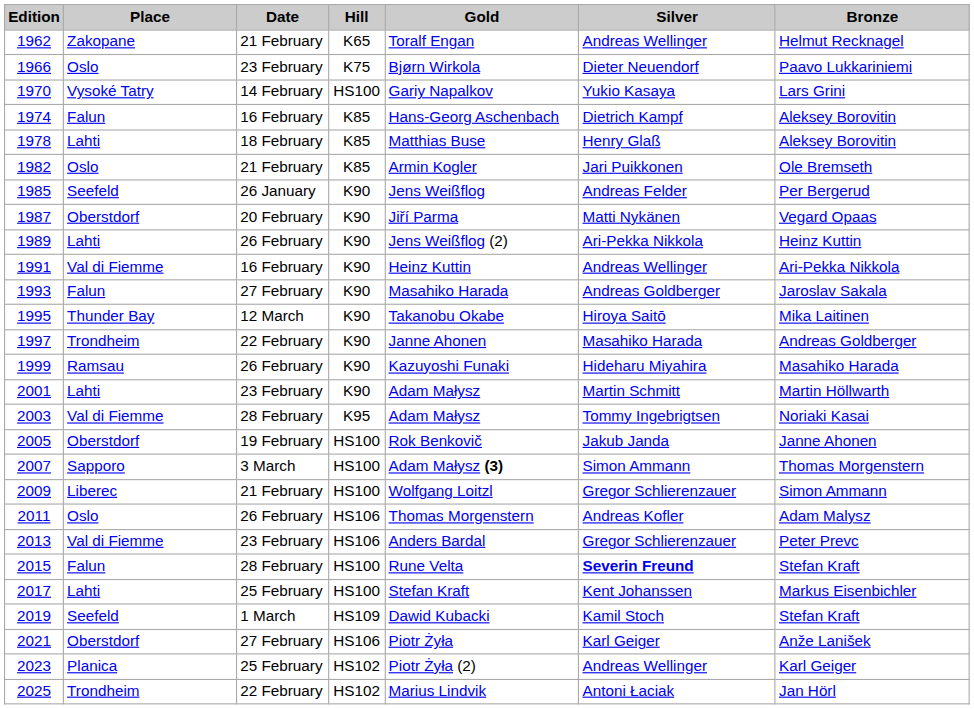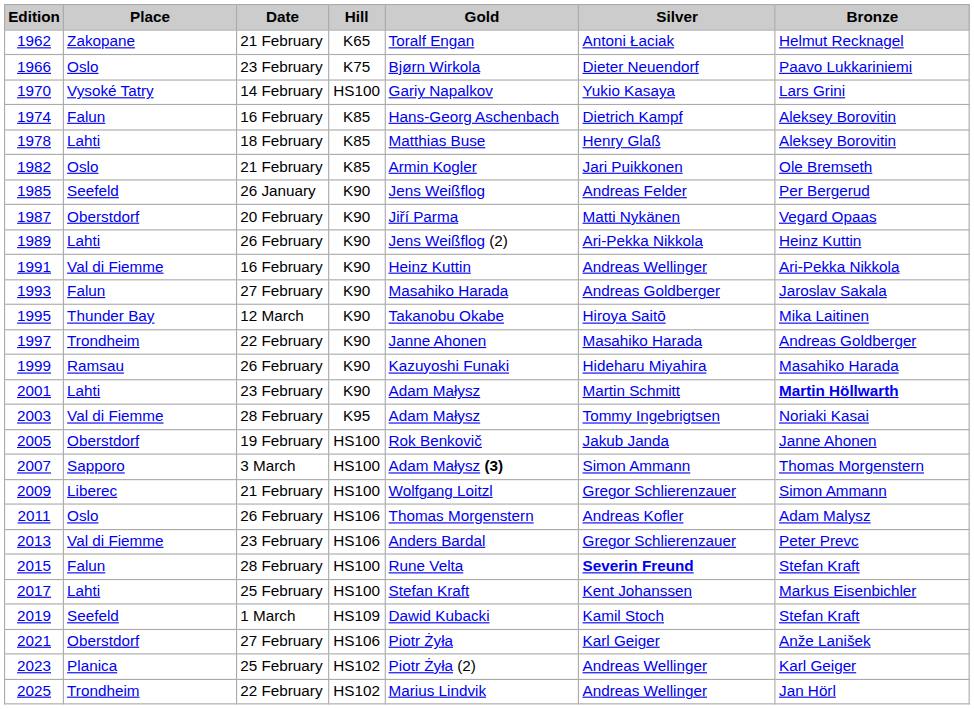(645, 41) Andreas Wellinger -> (628, 41) Antoni Łaciak
(834, 391) normal -> (839, 391) bold
(628, 691) Antoni Łaciak -> (645, 691) Andreas Wellinger
